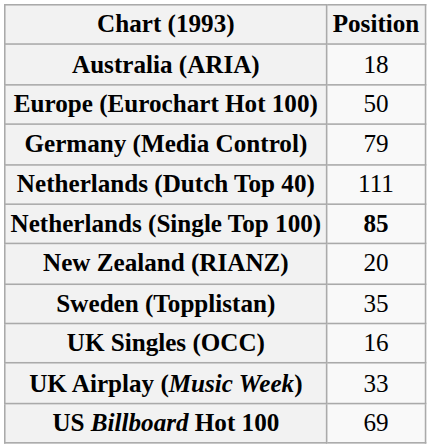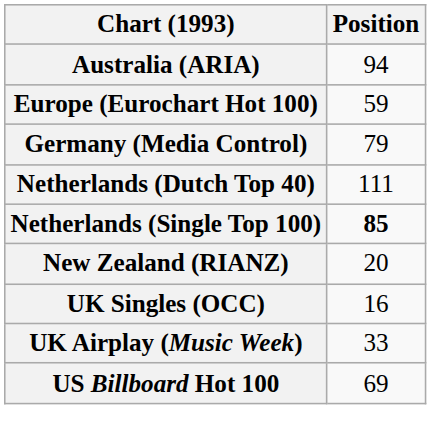(376, 64) 18 -> (376, 64) 94
(376, 104) 50 -> (376, 104) 59
- row: (166, 303)
